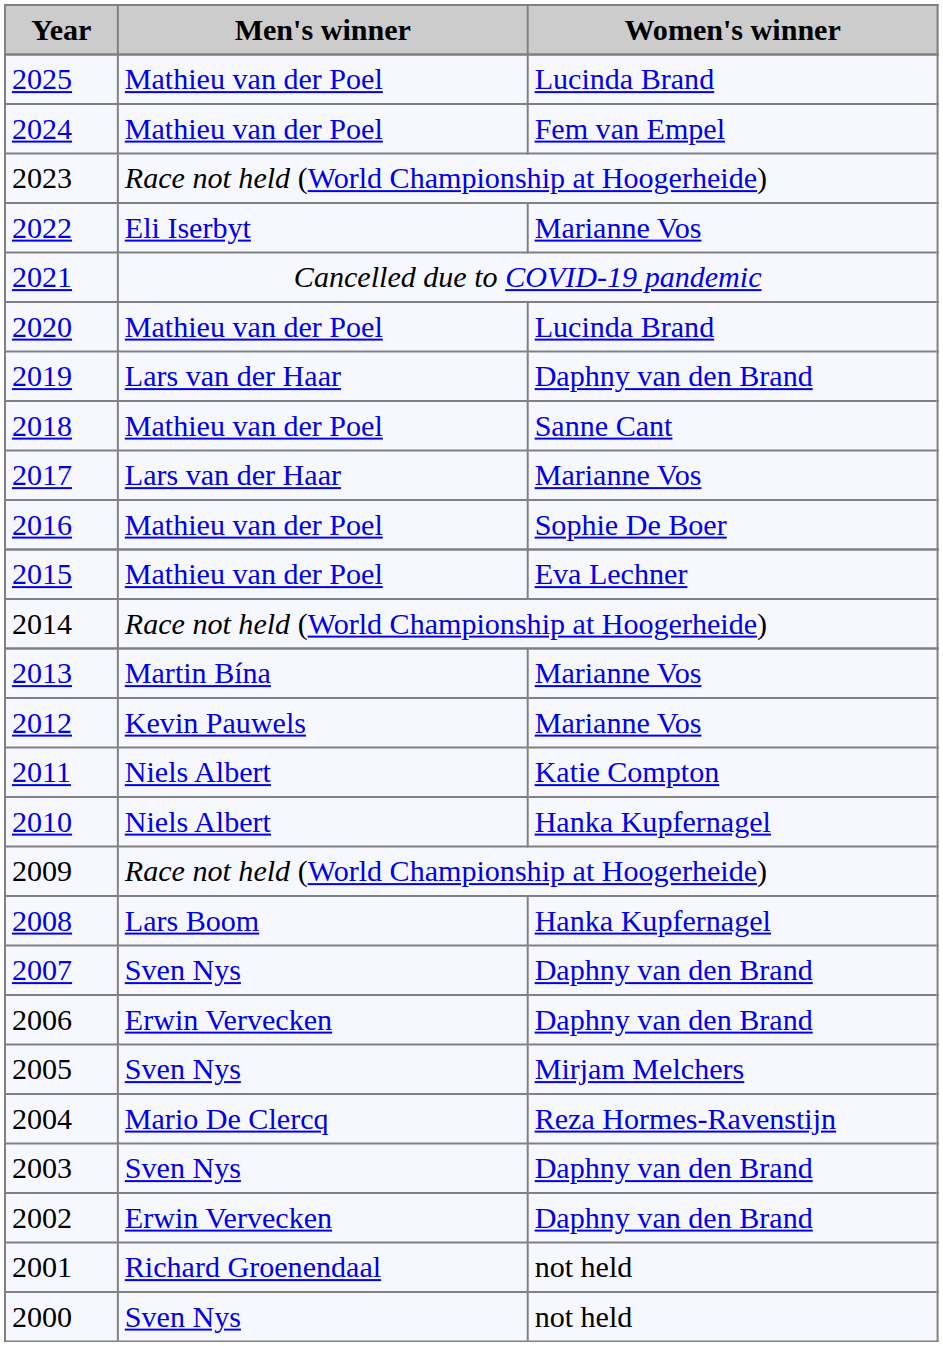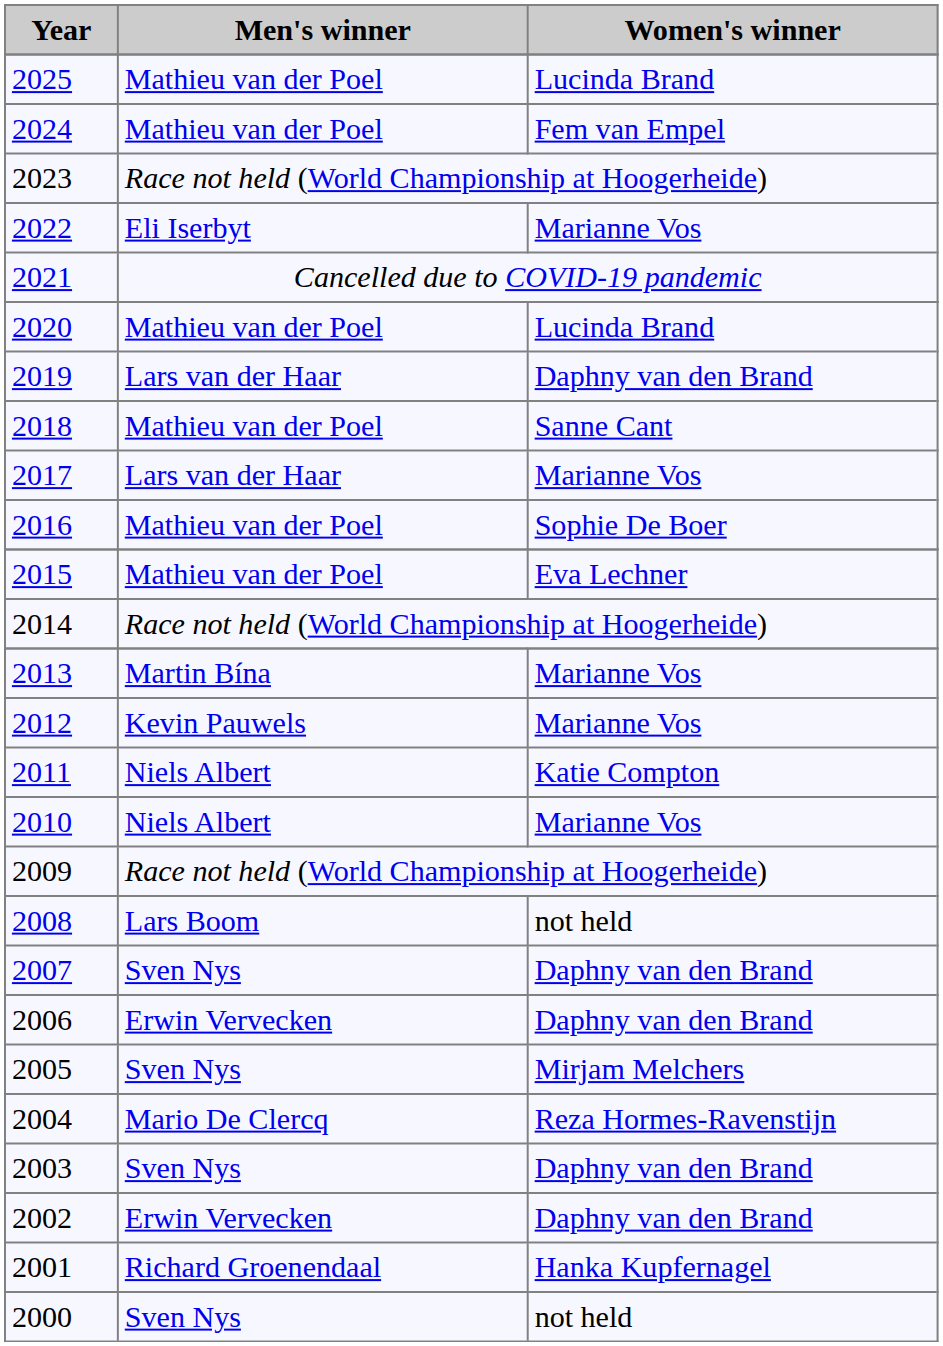(653, 821) Hanka Kupfernagel -> (618, 821) Marianne Vos
(653, 920) Hanka Kupfernagel -> (584, 920) not held
(584, 1266) not held -> (653, 1266) Hanka Kupfernagel
